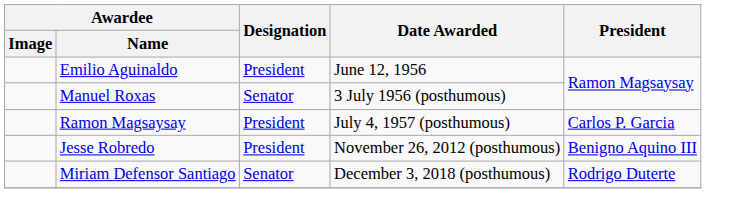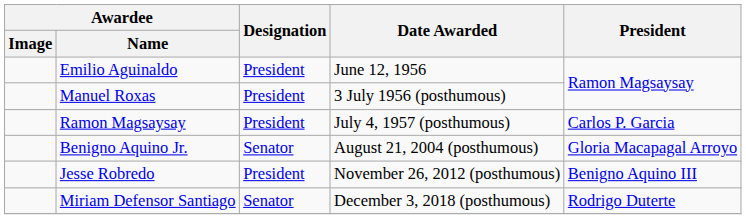(268, 95) Senator -> (274, 95) President
+ row: (124, 148)
